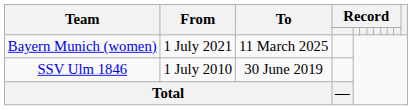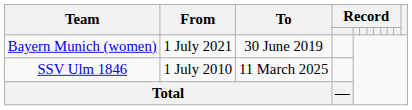(284, 46) 11 March 2025 -> (284, 46) 30 June 2019
(284, 69) 30 June 2019 -> (284, 69) 11 March 2025
